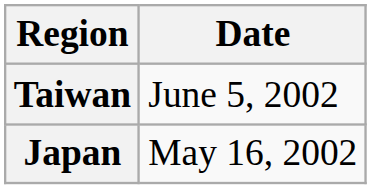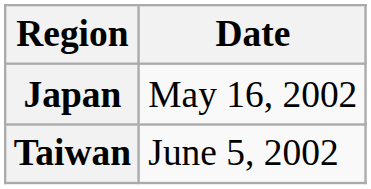rows swapped: (72, 152) <-> (72, 93)
